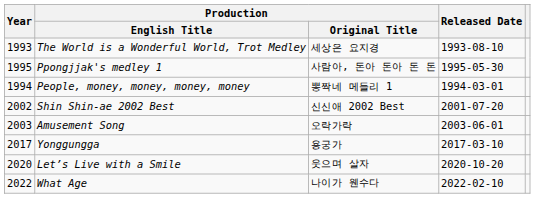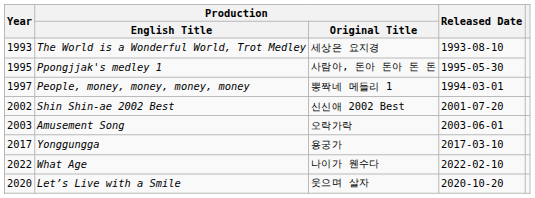(19, 87) 1994 -> (19, 87) 1997
rows swapped: (109, 164) <-> (62, 183)
